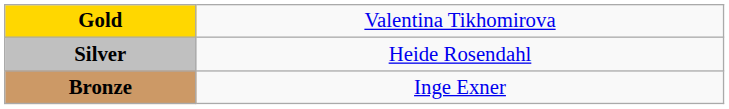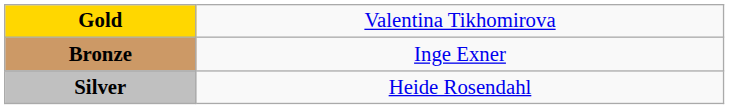rows swapped: (100, 53) <-> (100, 86)
